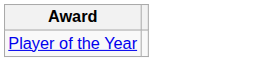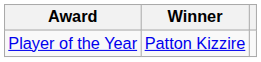+ column: (195, 17)
